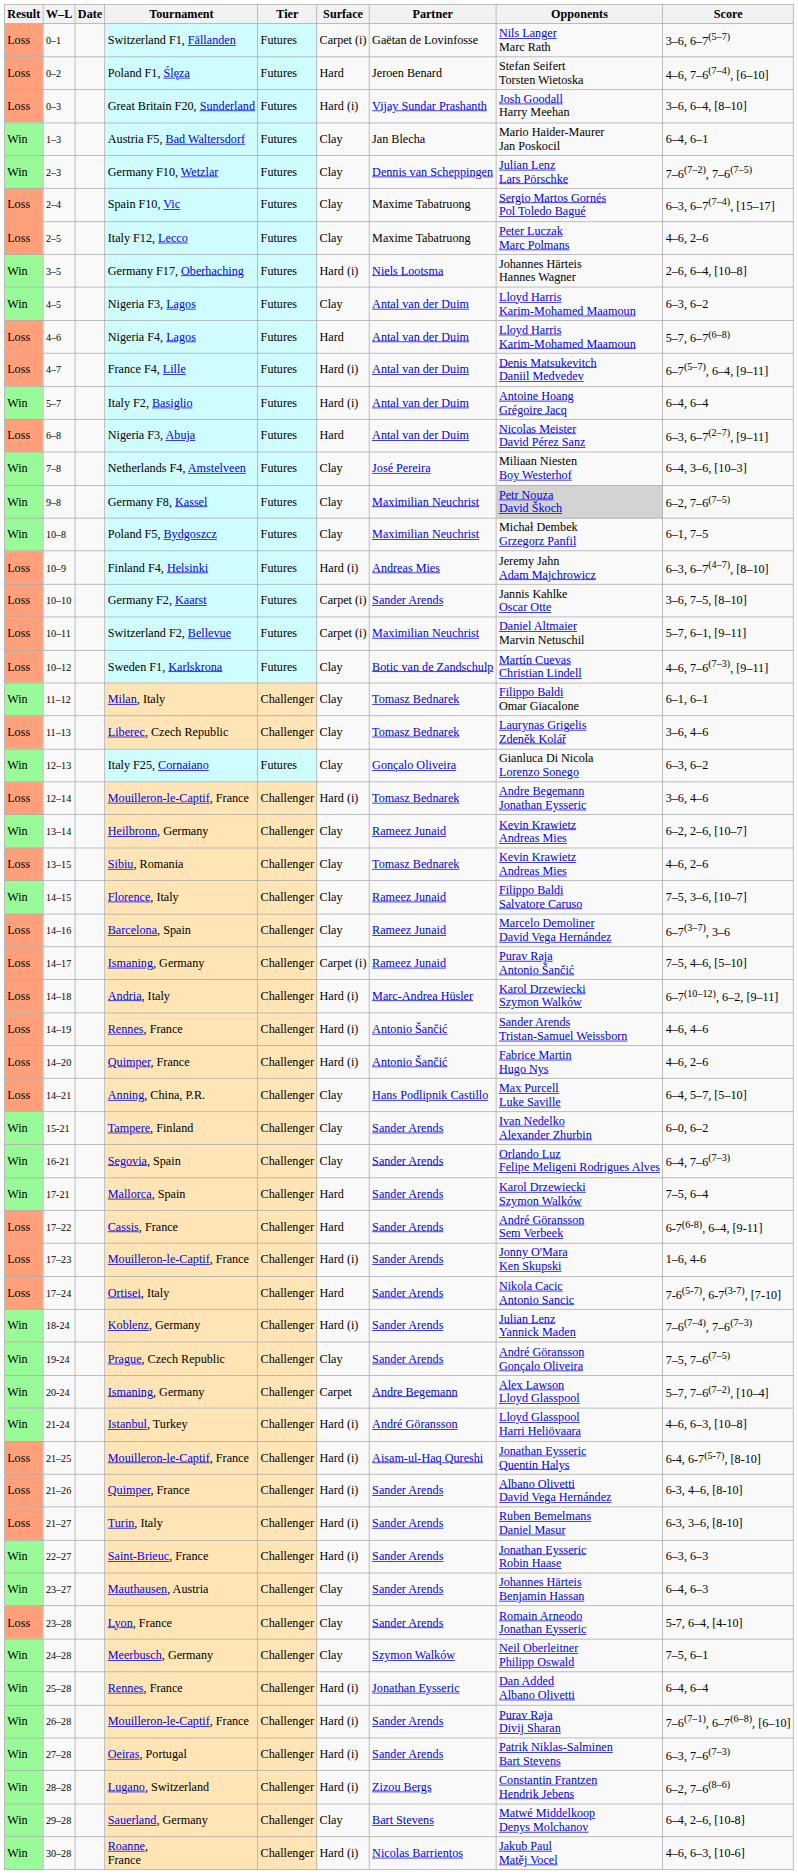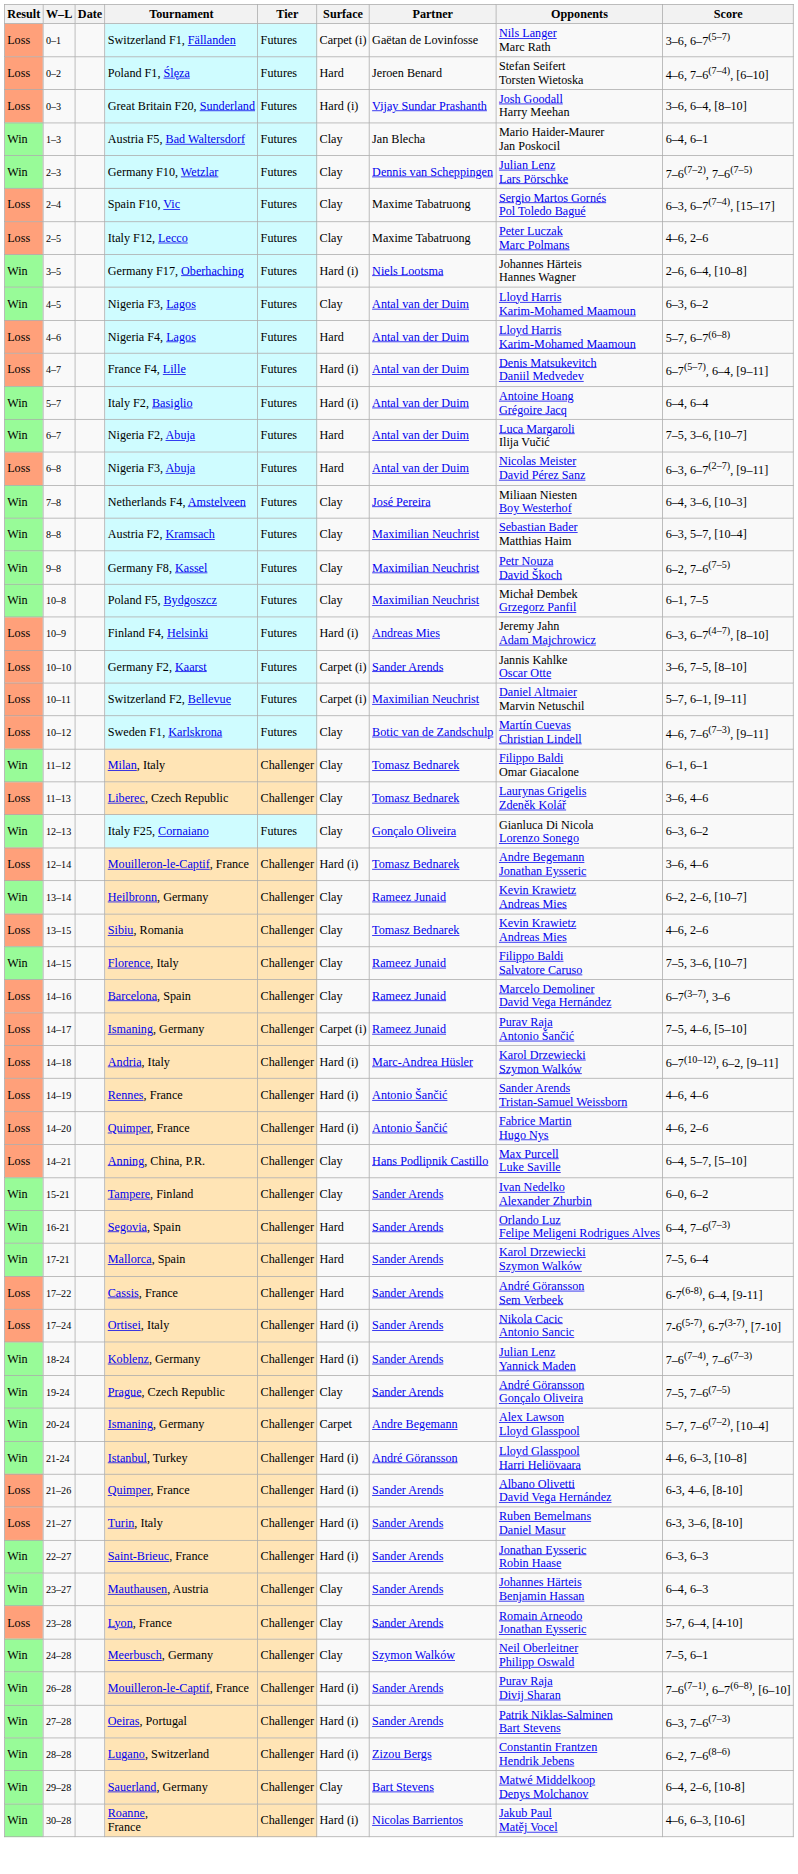+ row: (53, 436)
+ row: (53, 535)
(531, 501) lightgrey background -> (531, 567) no background
(331, 1161) Clay -> (332, 1227) Hard
- row: (59, 1260)
(332, 1292) Hard -> (339, 1325) Hard (i)
- row: (59, 1458)
- row: (59, 1689)
